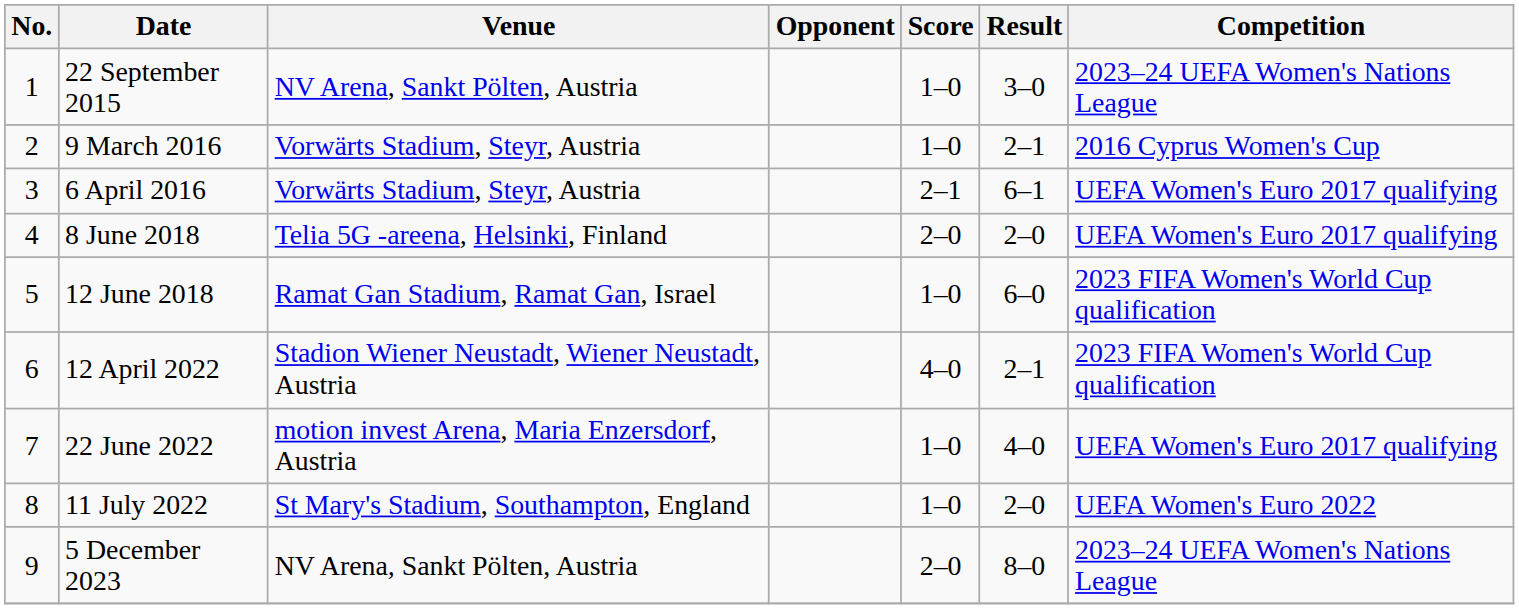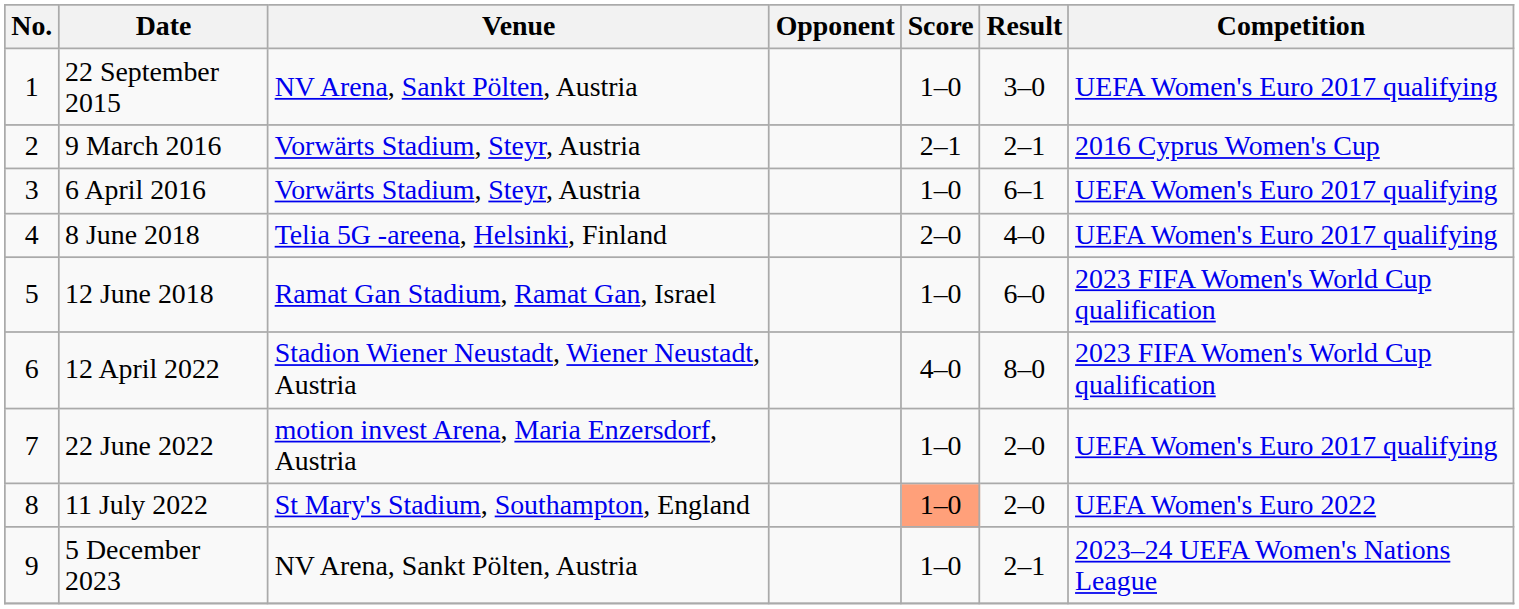(1263, 86) 2023–24 UEFA Women's Nations League -> (1286, 86) UEFA Women's Euro 2017 qualifying
(941, 146) 1–0 -> (941, 146) 2–1
(941, 190) 2–1 -> (941, 190) 1–0
(1024, 234) 2–0 -> (1024, 234) 4–0
(1024, 369) 2–1 -> (1024, 369) 8–0
(1024, 445) 4–0 -> (1024, 445) 2–0
(941, 505) no background -> (941, 505) lightsalmon background
(941, 564) 2–0 -> (941, 564) 1–0
(1024, 564) 8–0 -> (1024, 564) 2–1
